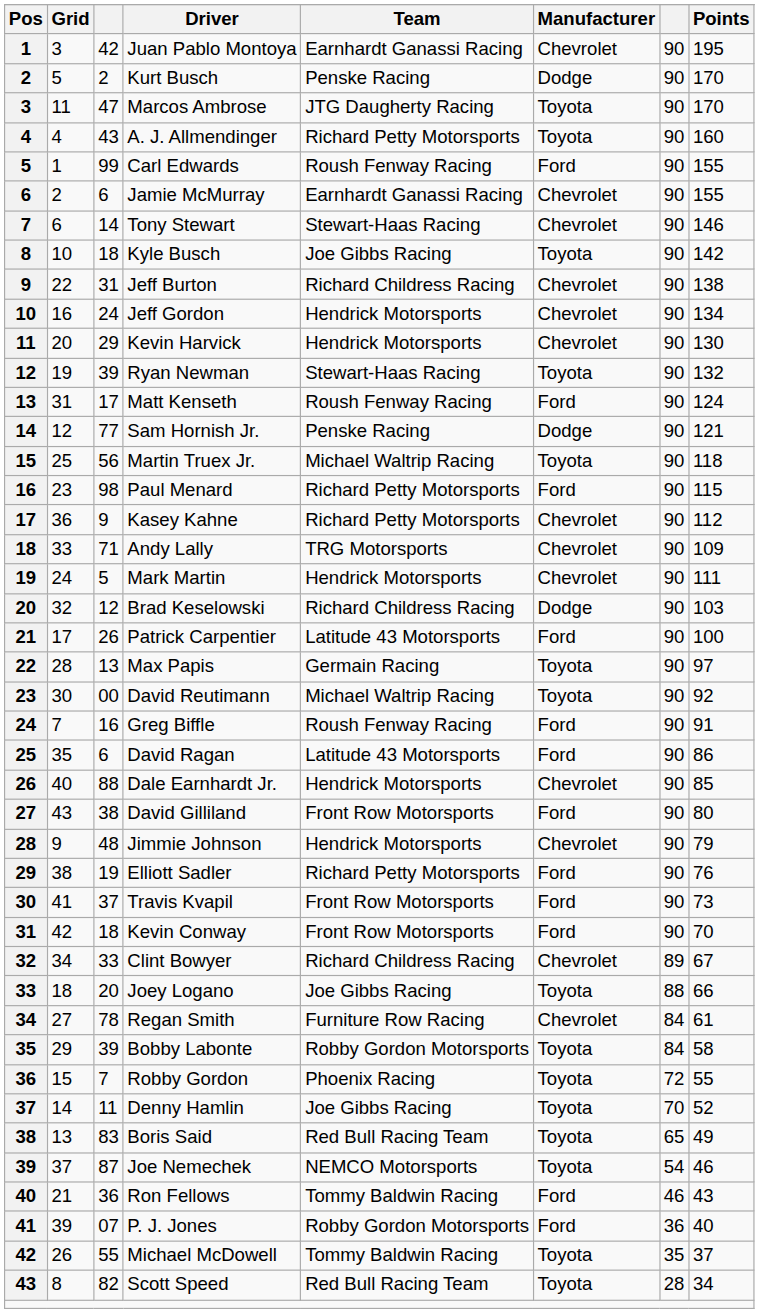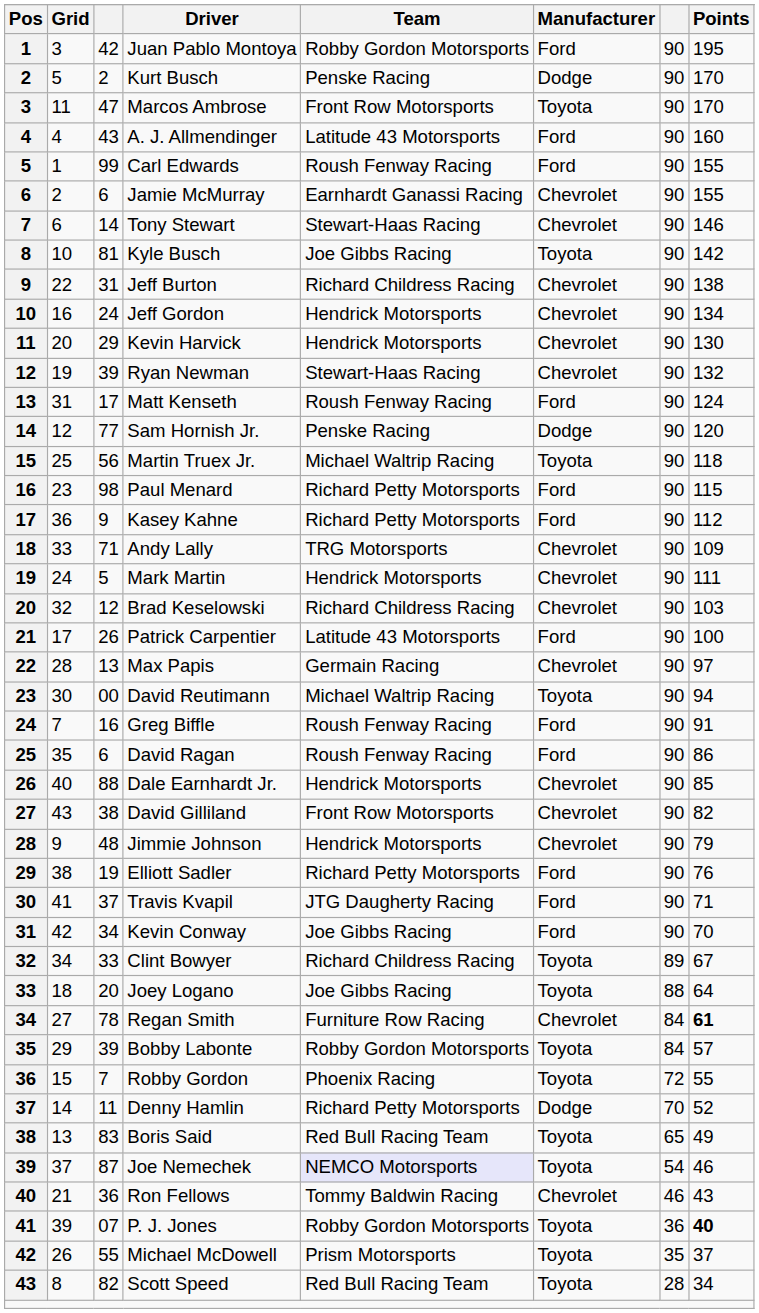(414, 48) Earnhardt Ganassi Racing -> (417, 48) Robby Gordon Motorsports
(577, 48) Chevrolet -> (557, 48) Ford
(400, 107) JTG Daugherty Racing -> (400, 107) Front Row Motorsports
(412, 136) Richard Petty Motorsports -> (403, 136) Latitude 43 Motorsports
(565, 136) Toyota -> (557, 136) Ford
(108, 254) 18 -> (108, 254) 81
(565, 372) Toyota -> (577, 372) Chevrolet
(708, 431) 121 -> (708, 431) 120
(577, 519) Chevrolet -> (557, 519) Ford
(565, 607) Dodge -> (577, 607) Chevrolet
(565, 666) Toyota -> (577, 666) Chevrolet
(703, 696) 92 -> (703, 696) 94
(403, 755) Latitude 43 Motorsports -> (398, 755) Roush Fenway Racing
(557, 813) Ford -> (577, 813) Chevrolet
(703, 813) 80 -> (703, 813) 82
(400, 902) Front Row Motorsports -> (400, 902) JTG Daugherty Racing
(703, 902) 73 -> (703, 902) 71
(108, 931) 18 -> (108, 931) 34
(400, 931) Front Row Motorsports -> (378, 931) Joe Gibbs Racing
(577, 961) Chevrolet -> (565, 961) Toyota
(703, 990) 66 -> (703, 990) 64
(703, 1020) normal -> (703, 1020) bold
(703, 1049) 58 -> (703, 1049) 57
(378, 1108) Joe Gibbs Racing -> (412, 1108) Richard Petty Motorsports
(565, 1108) Toyota -> (565, 1108) Dodge
(391, 1167) no background -> (391, 1167) lavender background
(557, 1196) Ford -> (577, 1196) Chevrolet
(557, 1226) Ford -> (565, 1226) Toyota
(703, 1226) normal -> (703, 1226) bold
(402, 1255) Tommy Baldwin Racing -> (380, 1255) Prism Motorsports
